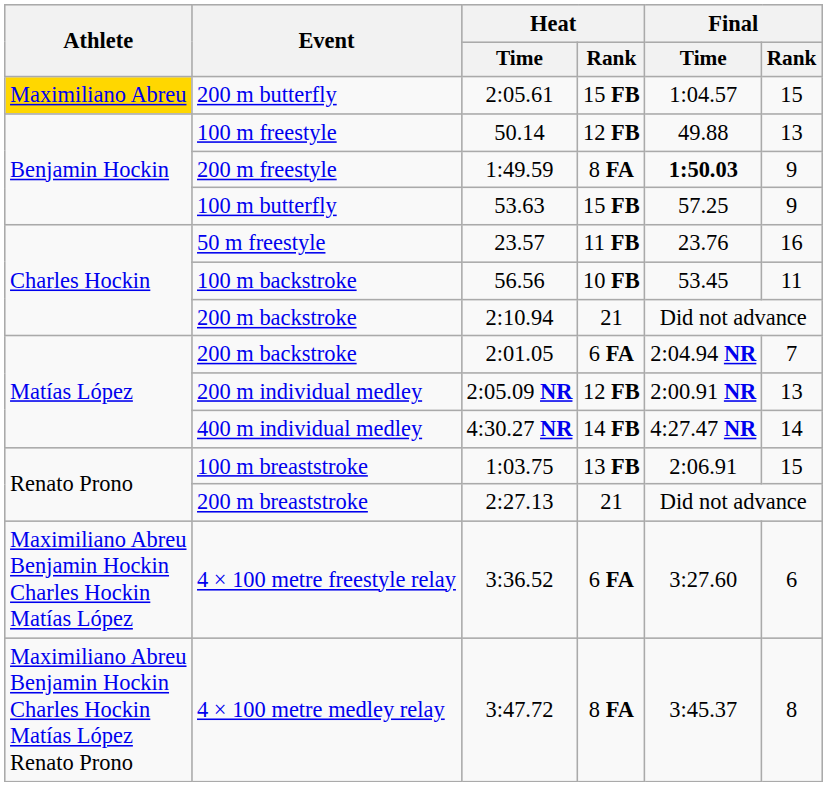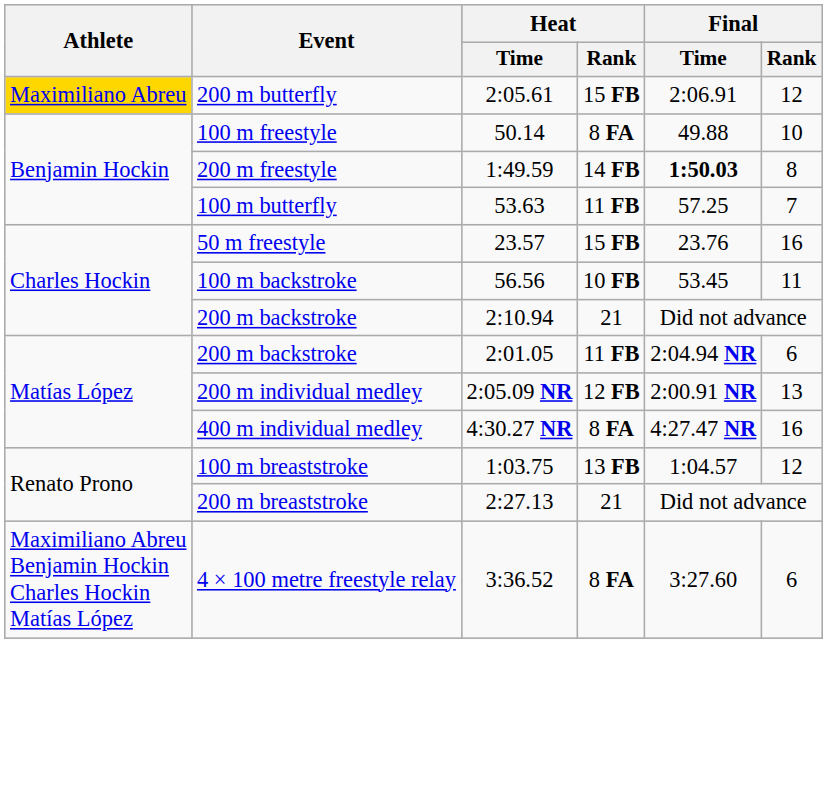(703, 95) 1:04.57 -> (703, 95) 2:06.91
(792, 95) 15 -> (792, 95) 12
(611, 132) 12 FB -> (611, 132) 8 FA
(792, 132) 13 -> (792, 132) 10
(611, 169) 8 FA -> (611, 169) 14 FB
(792, 169) 9 -> (792, 169) 8
(611, 206) 15 FB -> (611, 206) 11 FB
(792, 206) 9 -> (792, 206) 7
(611, 243) 11 FB -> (611, 243) 15 FB
(611, 354) 6 FA -> (611, 354) 11 FB
(792, 354) 7 -> (792, 354) 6
(611, 428) 14 FB -> (611, 428) 8 FA
(792, 428) 14 -> (792, 428) 16
(703, 466) 2:06.91 -> (703, 466) 1:04.57
(792, 466) 15 -> (792, 466) 12
(611, 579) 6 FA -> (611, 579) 8 FA
- row: (321, 709)
